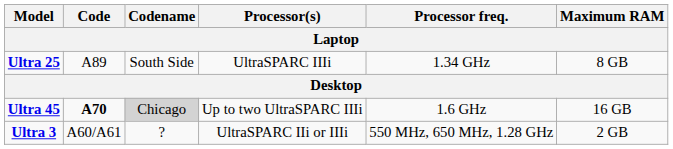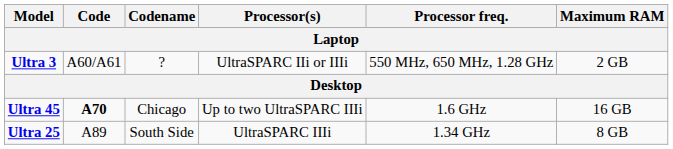rows swapped: (34, 132) <-> (34, 62)
(162, 109) lightgrey background -> (162, 109) no background
